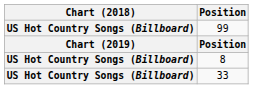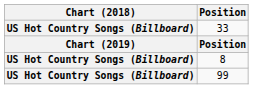rows swapped: (223, 28) <-> (223, 76)
